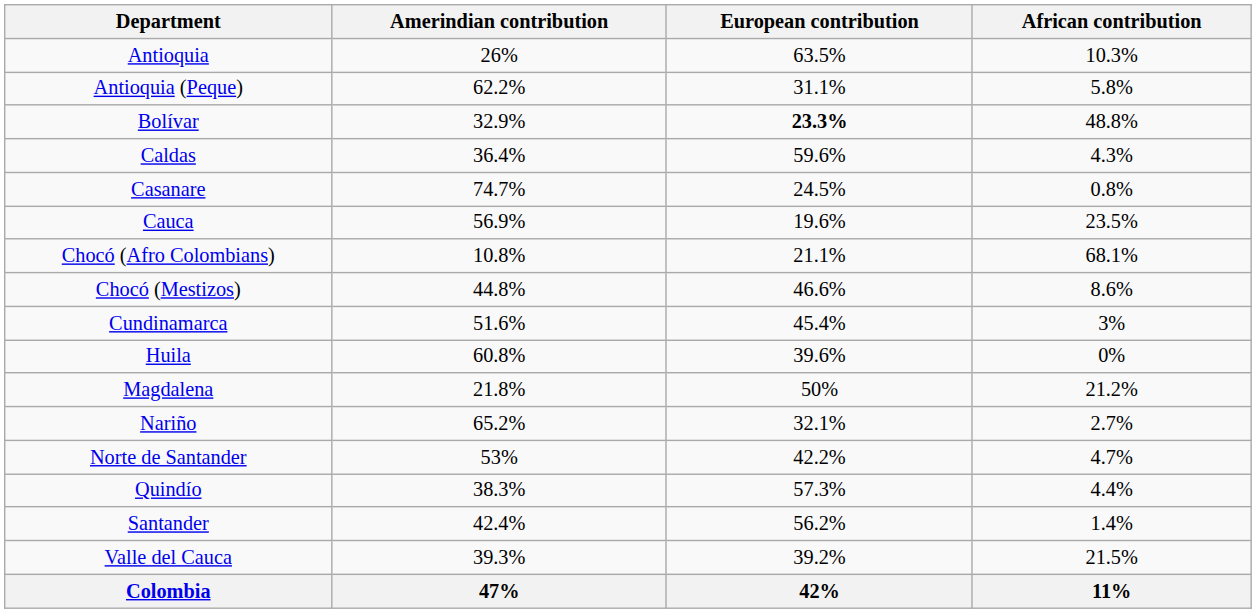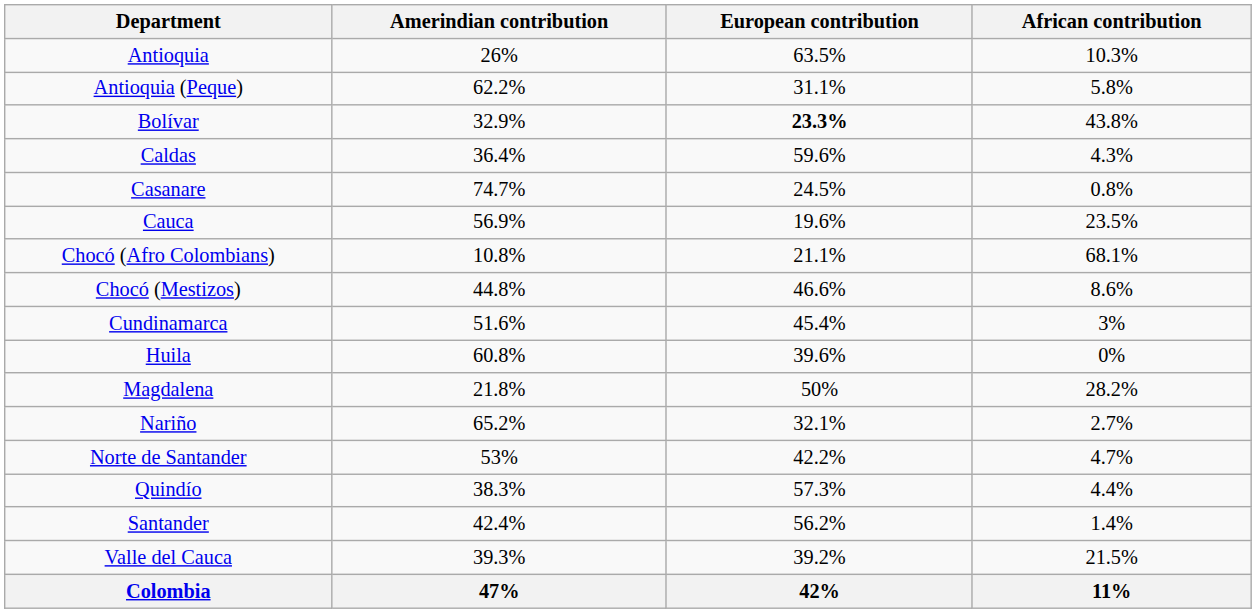(1112, 122) 48.8% -> (1112, 122) 43.8%
(1112, 389) 21.2% -> (1112, 389) 28.2%
